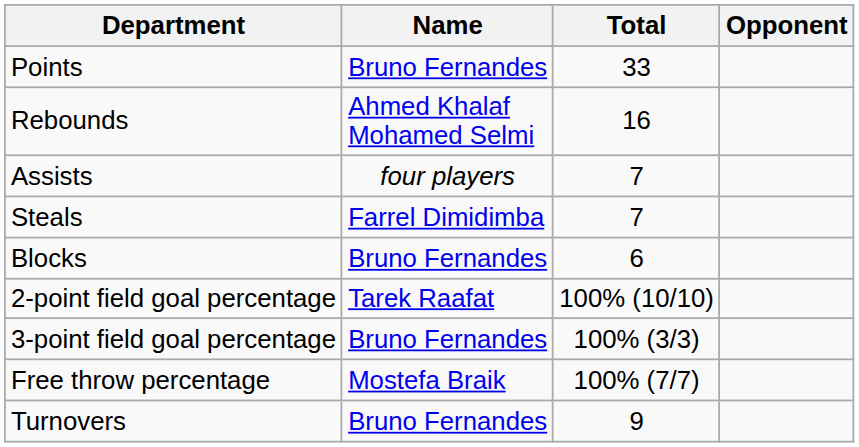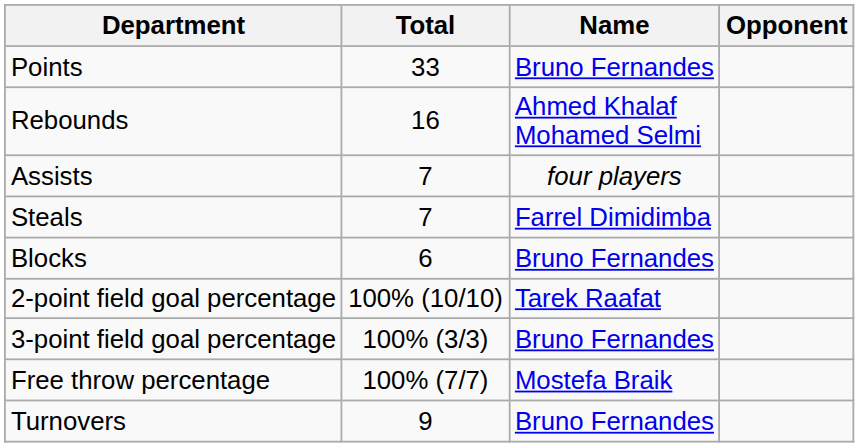columns swapped: (448, 26) <-> (637, 26)
